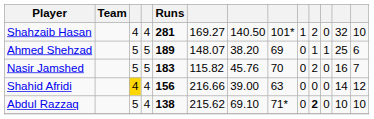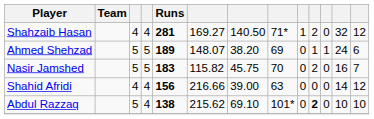(283, 31) 101* -> (279, 31) 71*
(359, 31) 10 -> (359, 31) 12
(341, 50) 25 -> (341, 50) 24
(245, 68) 45.76 -> (245, 68) 45.75
(135, 86) gold background -> (135, 86) no background
(279, 104) 71* -> (283, 104) 101*
